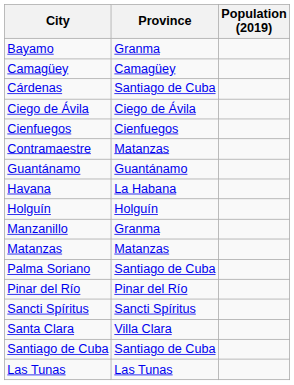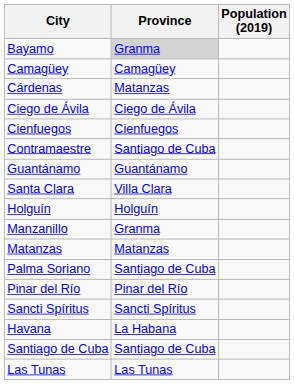(137, 48) no background -> (137, 48) lightgrey background
(165, 88) Santiago de Cuba -> (142, 88) Matanzas
(142, 149) Matanzas -> (165, 149) Santiago de Cuba
rows swapped: (29, 189) <-> (41, 329)
